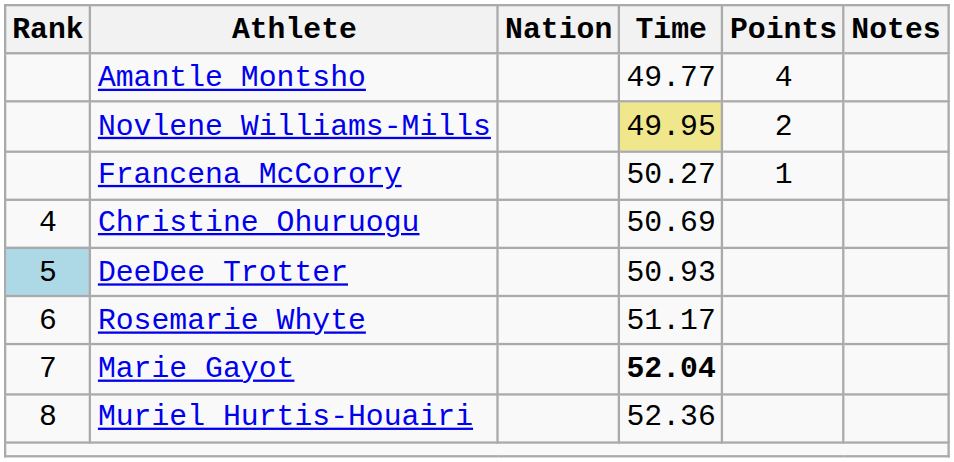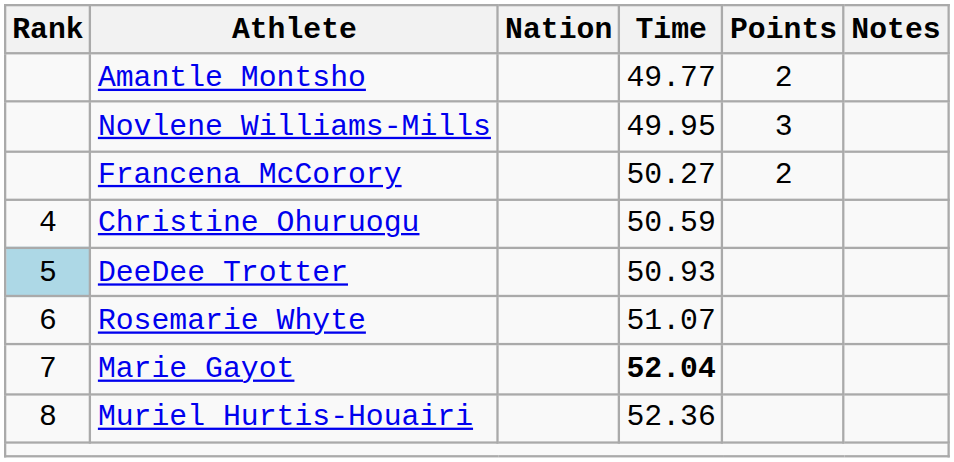(784, 78) 4 -> (784, 78) 2
(671, 126) khaki background -> (671, 126) no background
(784, 126) 2 -> (784, 126) 3
(784, 175) 1 -> (784, 175) 2
(671, 223) 50.69 -> (671, 223) 50.59
(671, 321) 51.17 -> (671, 321) 51.07
